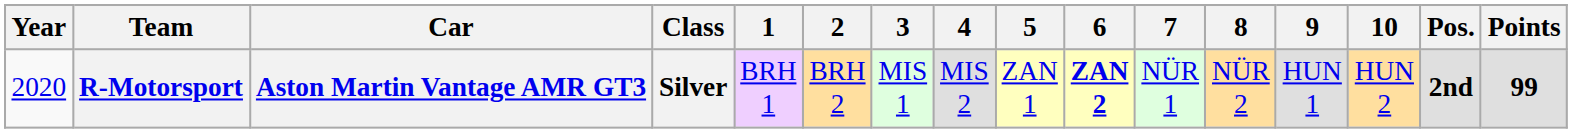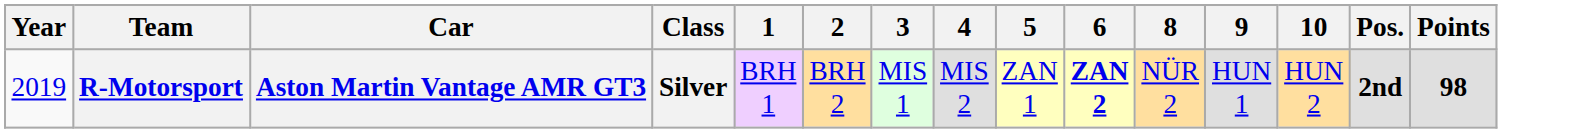- column: (1170, 26)
(39, 87) 2020 -> (39, 87) 2019
(1524, 87) 99 -> (1453, 87) 98
